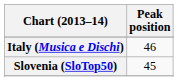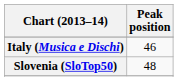(150, 66) 45 -> (150, 66) 48
